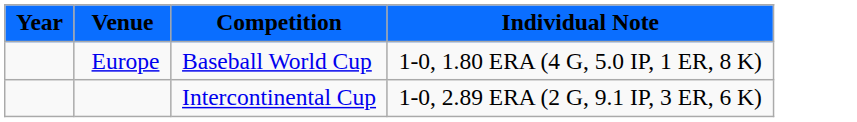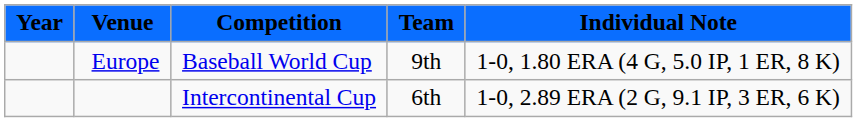+ column: (426, 23)
